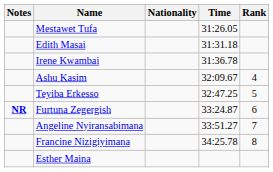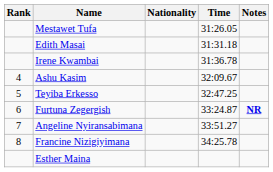columns swapped: (254, 12) <-> (19, 12)
